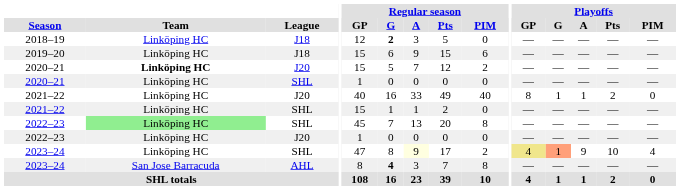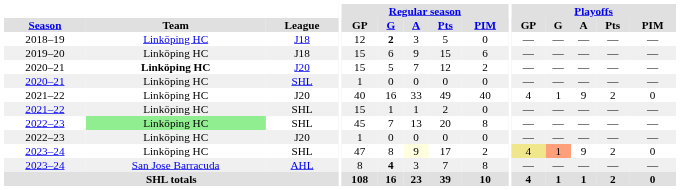(528, 95) 8 -> (528, 95) 4
(584, 95) 1 -> (584, 95) 9
(613, 151) 10 -> (613, 151) 2
(653, 151) 4 -> (653, 151) 0
